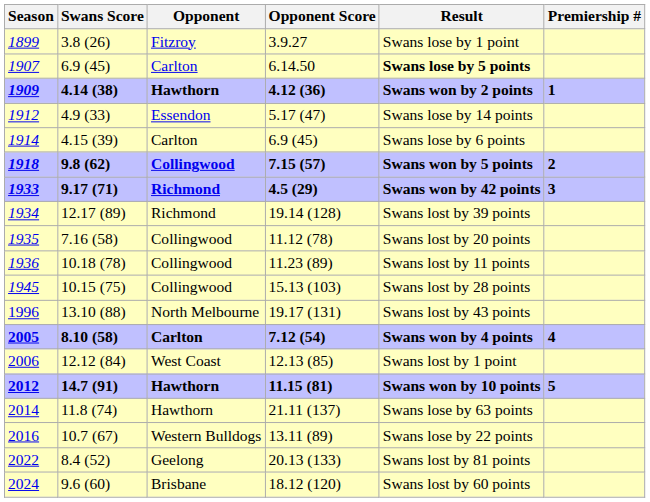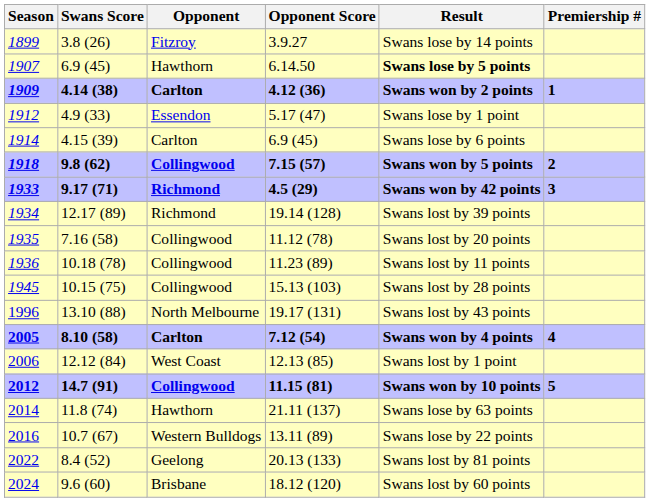(451, 41) Swans lose by 1 point -> (458, 41) Swans lose by 14 points
(174, 66) Carlton -> (182, 66) Hawthorn
(185, 90) Hawthorn -> (177, 90) Carlton
(458, 115) Swans lose by 14 points -> (451, 115) Swans lose by 1 point
(185, 386) Hawthorn -> (193, 386) Collingwood
